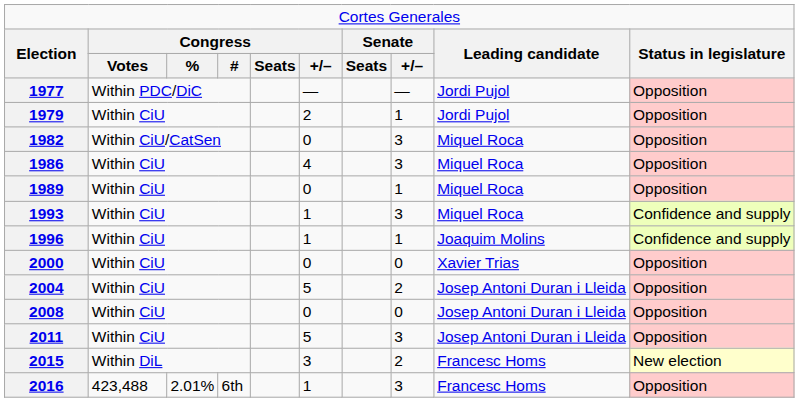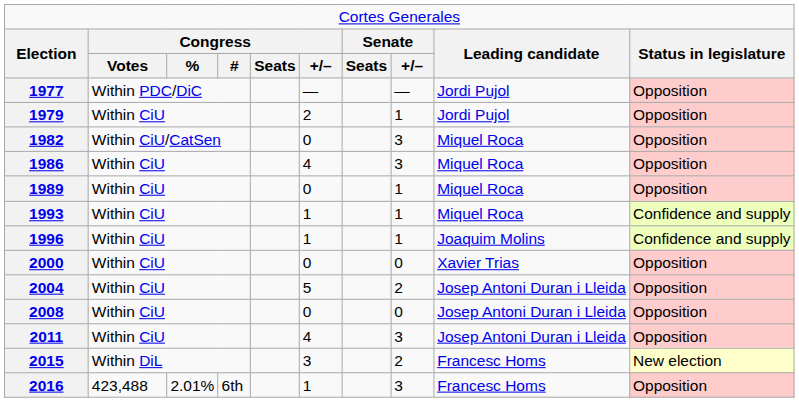(399, 213) 3 -> (399, 213) 1
(307, 336) 5 -> (307, 336) 4
